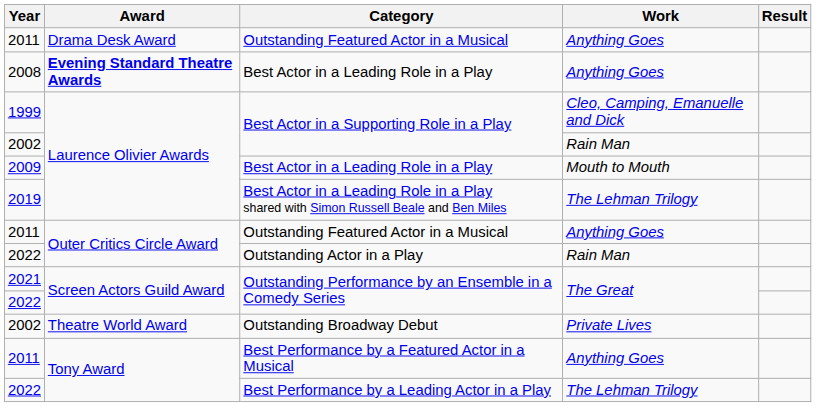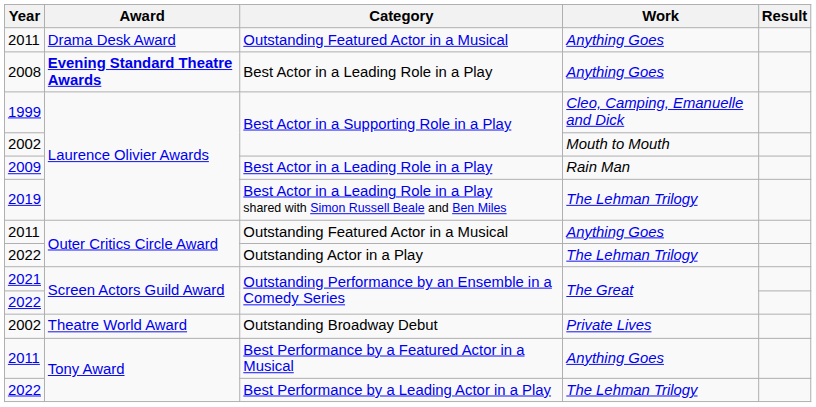(598, 144) Rain Man -> (618, 144) Mouth to Mouth
(618, 167) Mouth to Mouth -> (598, 167) Rain Man
(598, 255) Rain Man -> (632, 255) The Lehman Trilogy
